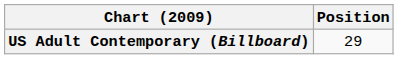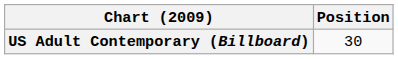(353, 42) 29 -> (353, 42) 30
